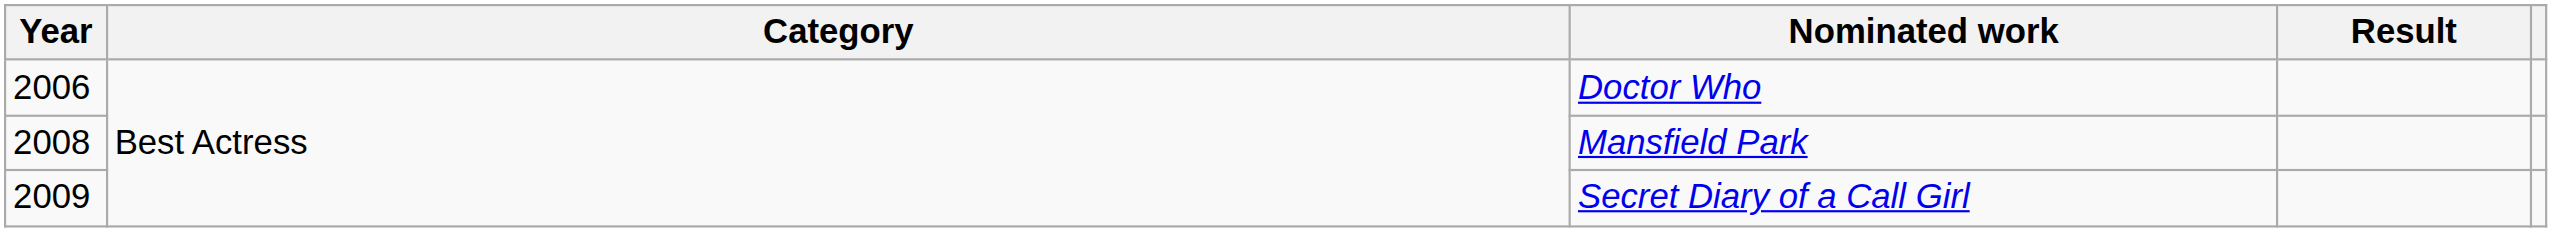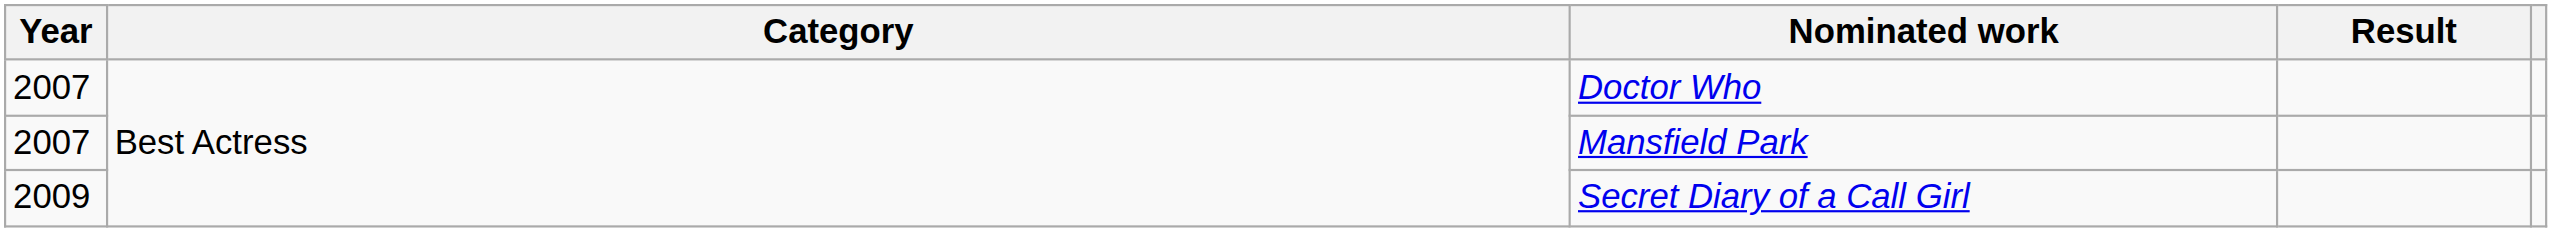(52, 87) 2006 -> (52, 87) 2007
(52, 142) 2008 -> (52, 142) 2007
